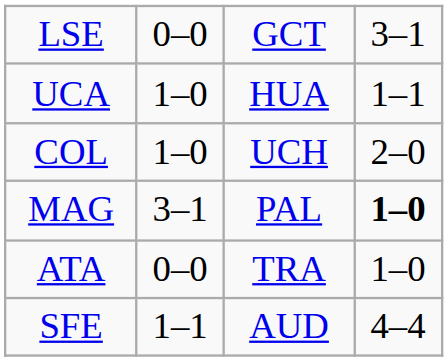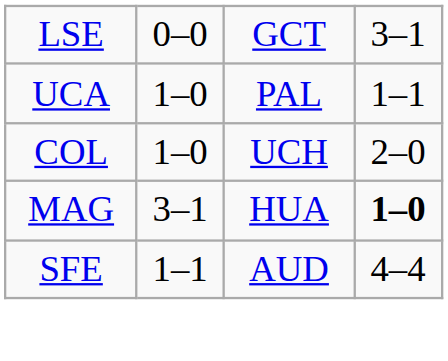(289, 92) HUA -> (289, 92) PAL
(289, 209) PAL -> (289, 209) HUA
- row: (71, 267)
